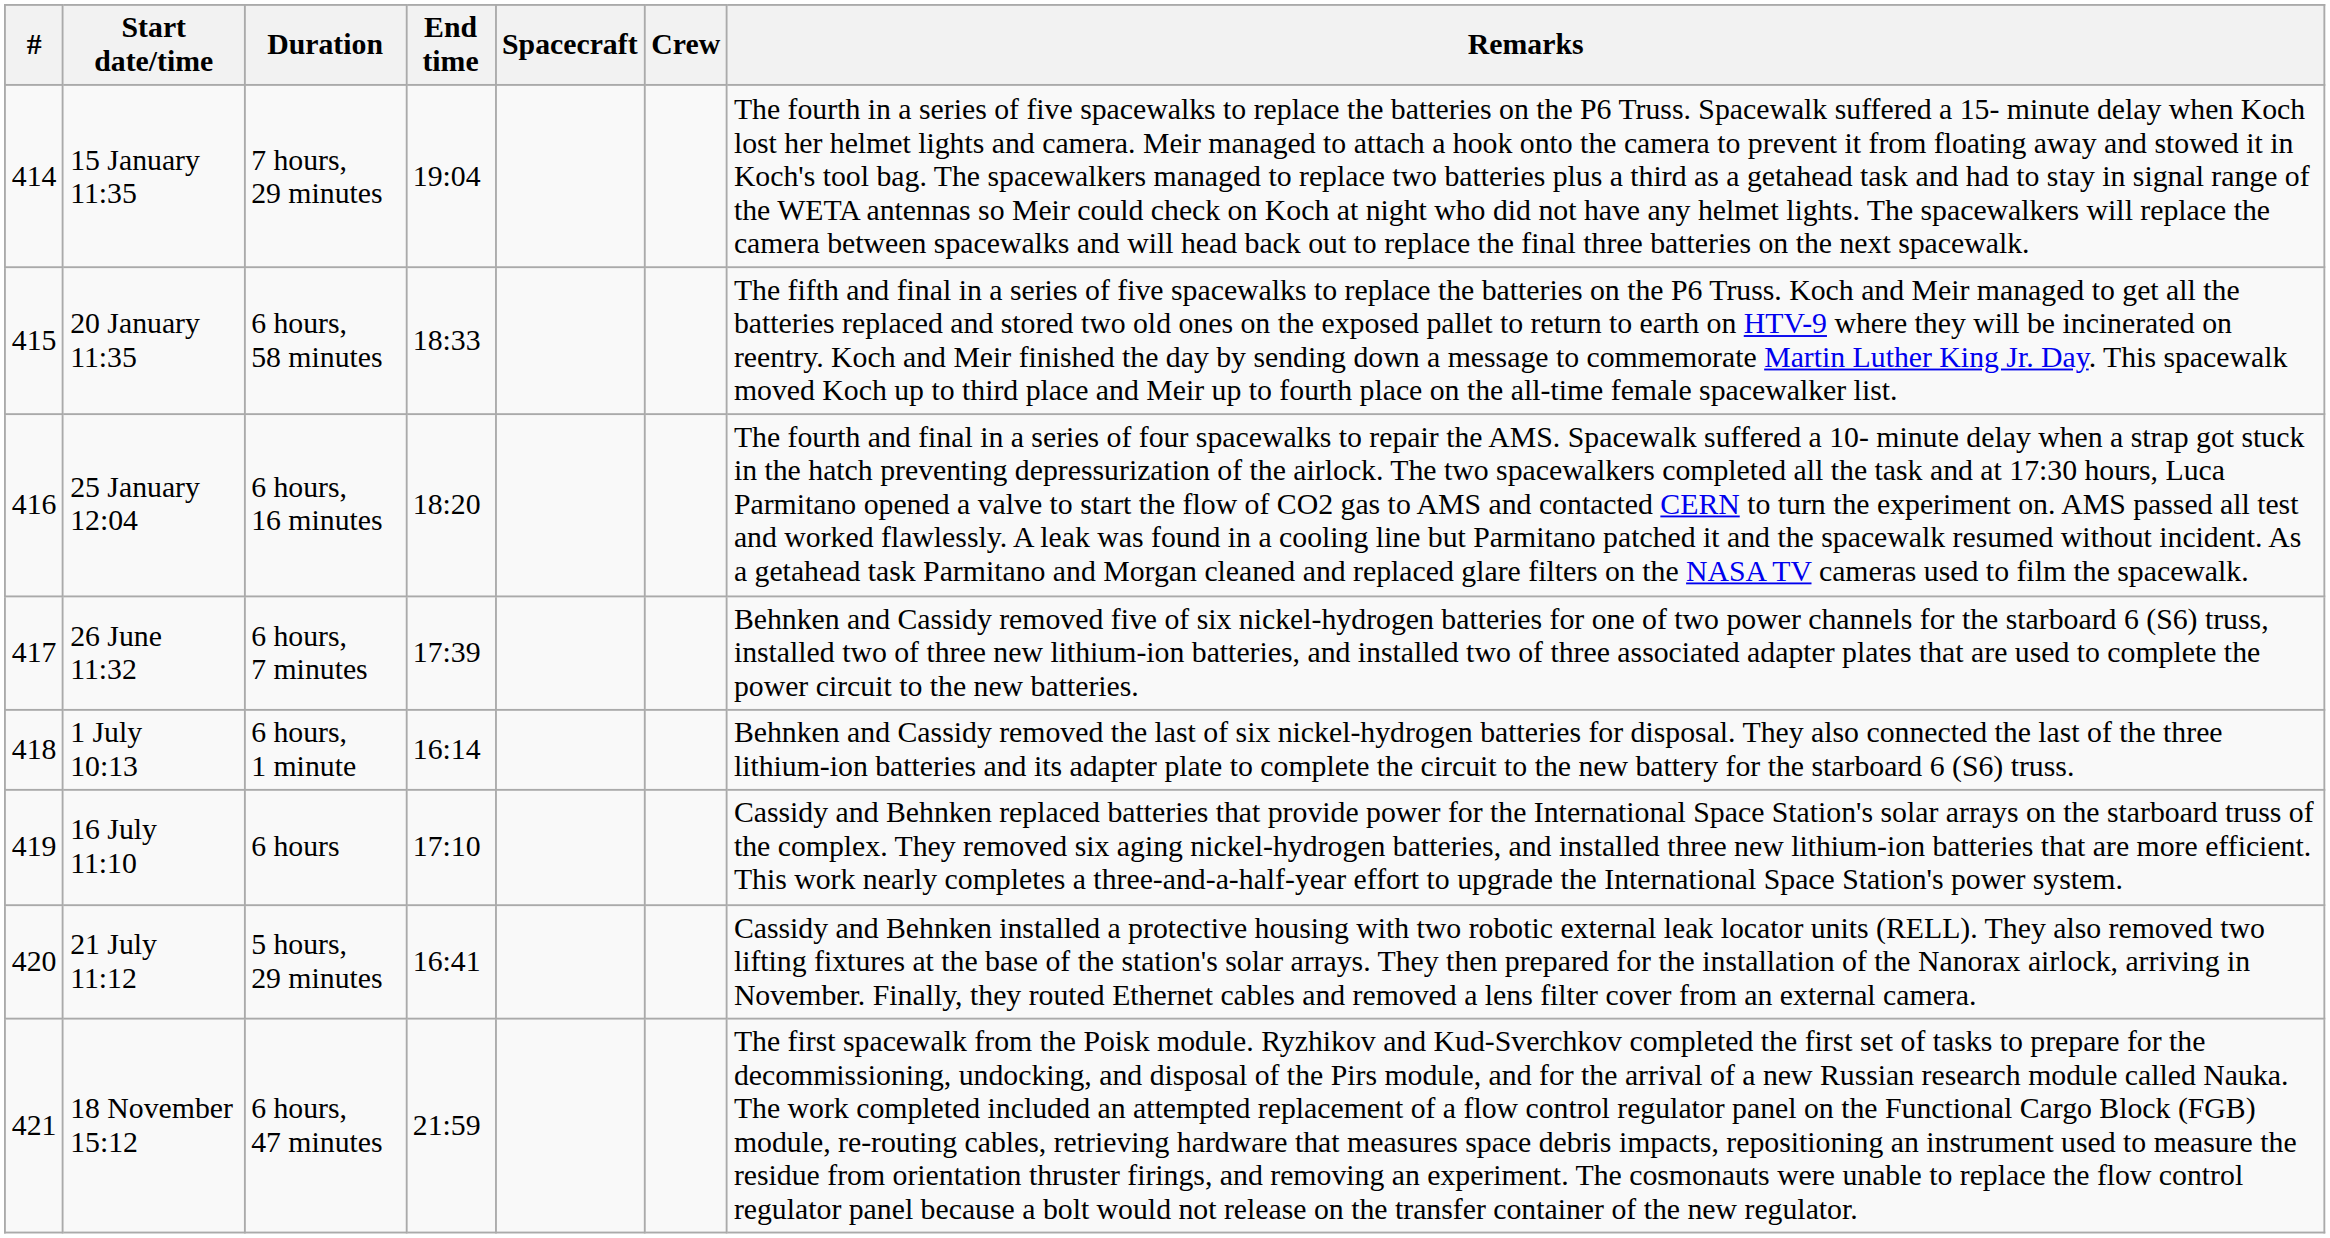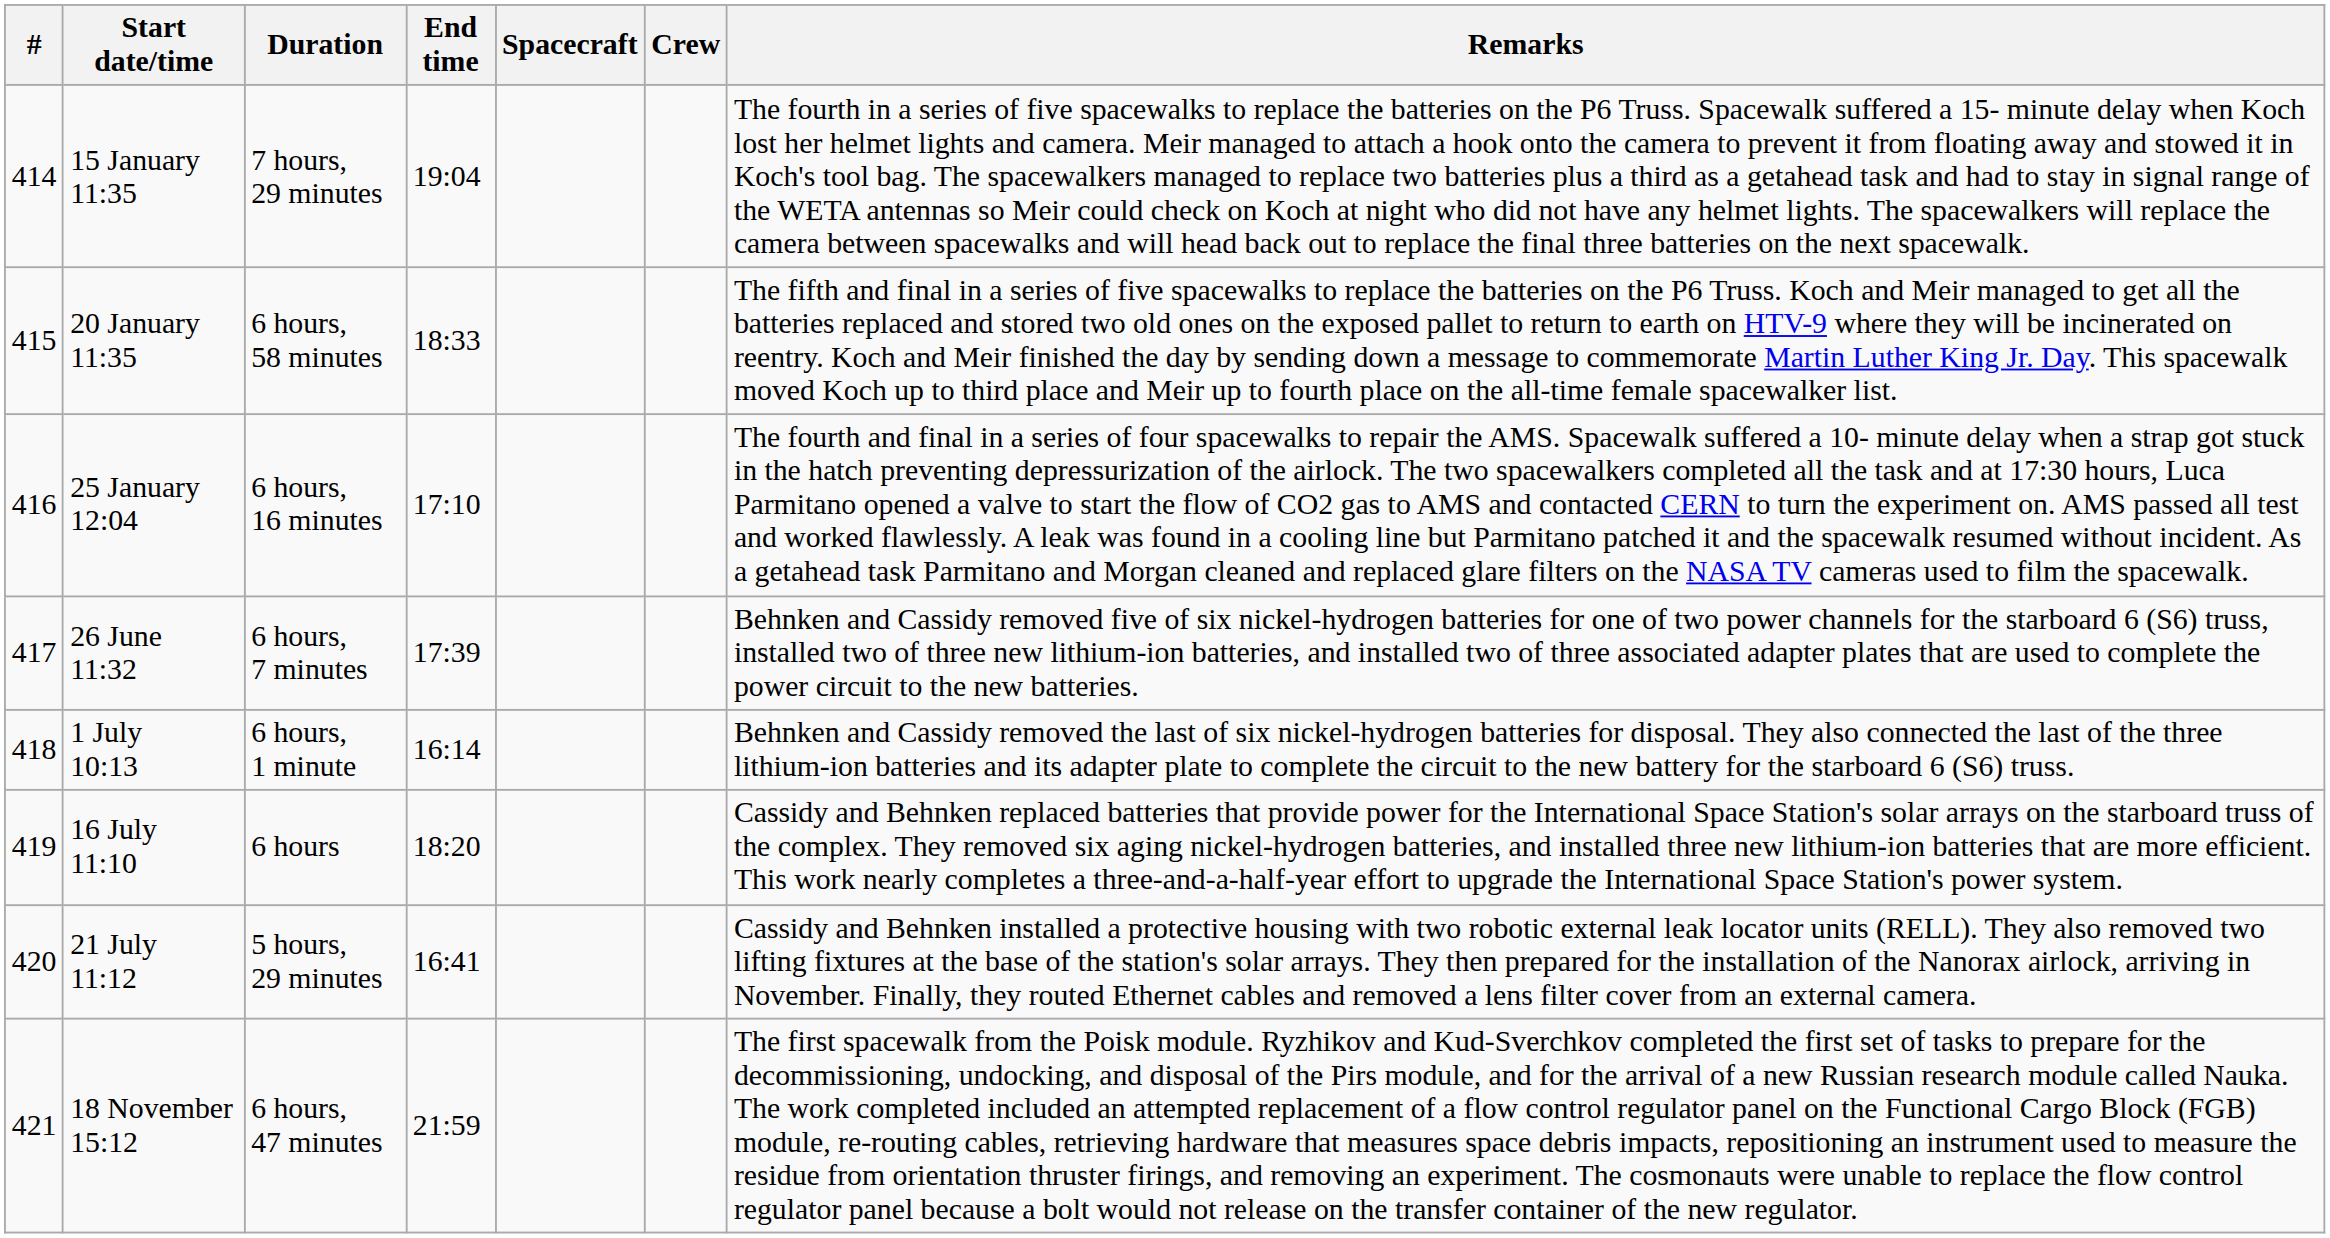(447, 504) 18:20 -> (447, 504) 17:10
(447, 846) 17:10 -> (447, 846) 18:20
